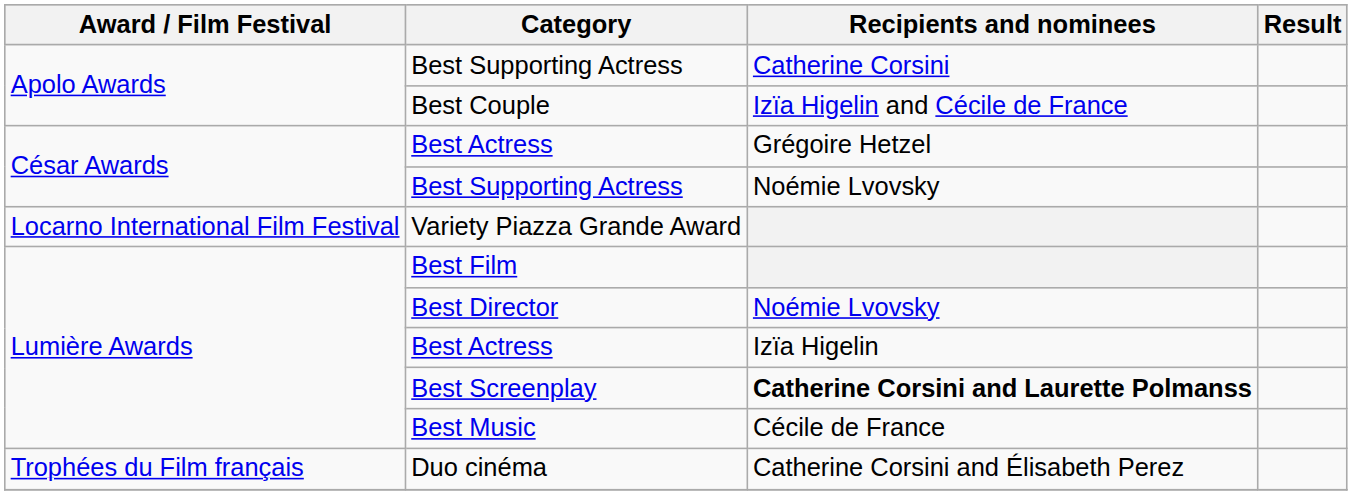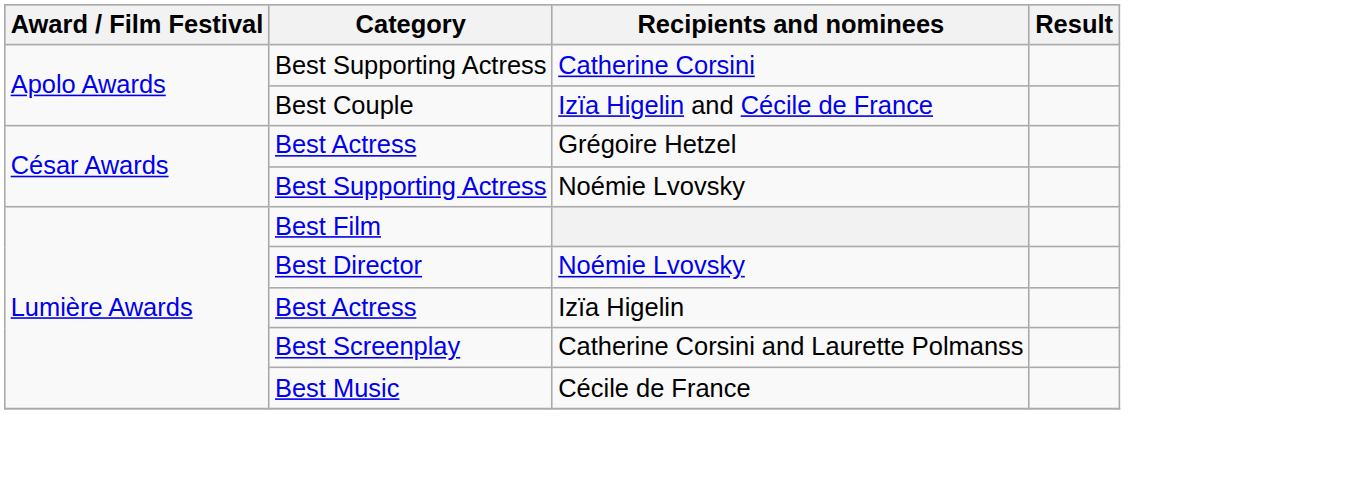- row: (205, 226)
(1002, 387) bold -> (791, 347) normal
- row: (157, 468)
